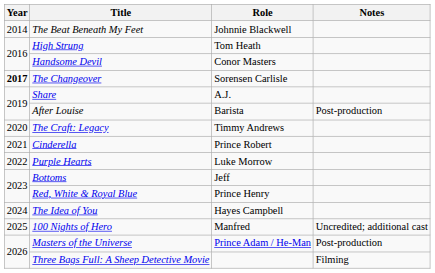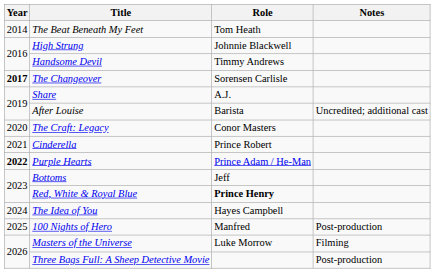(253, 29) Johnnie Blackwell -> (237, 29) Tom Heath
(237, 45) Tom Heath -> (253, 45) Johnnie Blackwell
(245, 62) Conor Masters -> (249, 62) Timmy Andrews
(349, 111) Post-production -> (372, 111) Uncredited; additional cast
(249, 128) Timmy Andrews -> (245, 128) Conor Masters
(17, 161) normal -> (17, 161) bold
(243, 161) Luke Morrow -> (263, 161) Prince Adam / He-Man
(242, 194) normal -> (244, 194) bold
(372, 227) Uncredited; additional cast -> (349, 227) Post-production
(263, 243) Prince Adam / He-Man -> (243, 243) Luke Morrow
(349, 243) Post-production -> (332, 243) Filming
(332, 260) Filming -> (349, 260) Post-production
